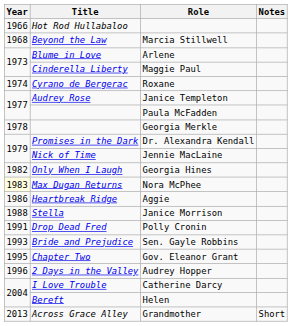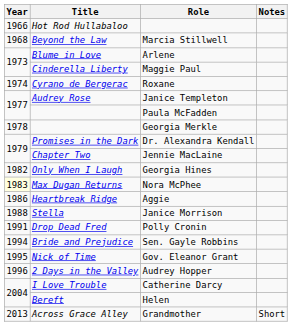(64, 156) Nick of Time -> (61, 156) Chapter Two
(17, 242) 1993 -> (17, 242) 1994
(61, 256) Chapter Two -> (64, 256) Nick of Time
